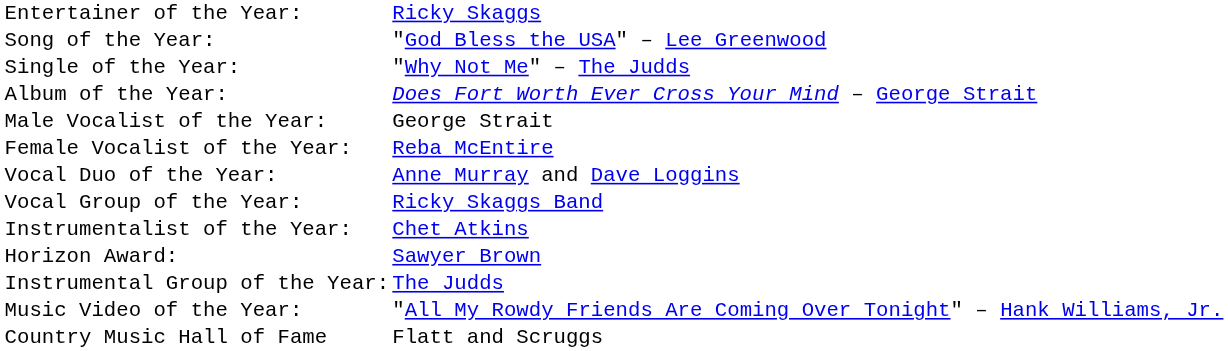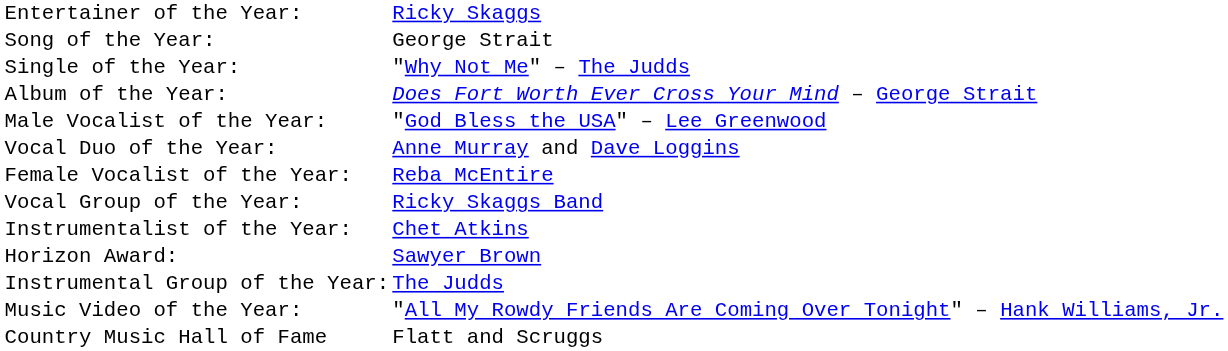(609, 41) "God Bless the USA" – Lee Greenwood -> (473, 41) George Strait
(473, 122) George Strait -> (609, 122) "God Bless the USA" – Lee Greenwood
rows swapped: (178, 149) <-> (141, 176)
